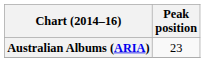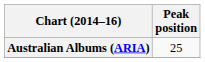(176, 47) 23 -> (176, 47) 25
